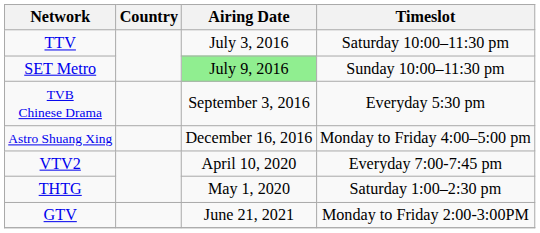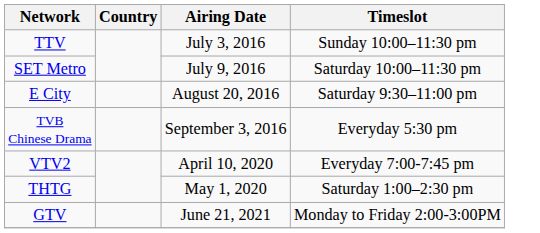(425, 42) Saturday 10:00–11:30 pm -> (397, 42) Sunday 10:00–11:30 pm
(249, 68) lightgreen background -> (226, 68) no background
(425, 68) Sunday 10:00–11:30 pm -> (397, 68) Saturday 10:00–11:30 pm
+ row: (50, 94)
- row: (60, 139)
